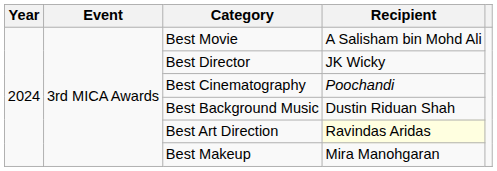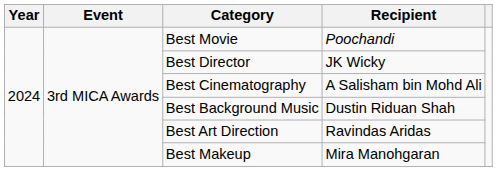(404, 39) A Salisham bin Mohd Ali -> (360, 39) Poochandi
(360, 85) Poochandi -> (404, 85) A Salisham bin Mohd Ali
(378, 131) lightyellow background -> (378, 131) no background
